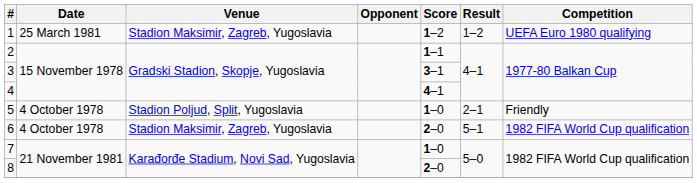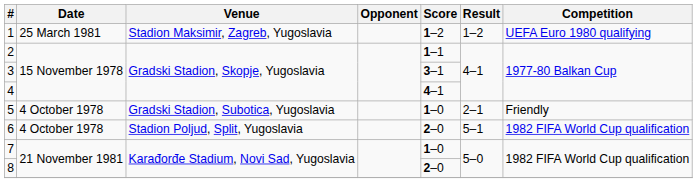(216, 110) Stadion Poljud, Split, Yugoslavia -> (232, 110) Gradski Stadion, Subotica, Yugoslavia
(230, 129) Stadion Maksimir, Zagreb, Yugoslavia -> (216, 129) Stadion Poljud, Split, Yugoslavia
